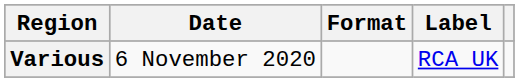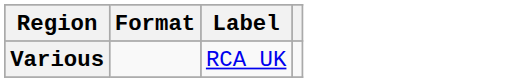- column: (215, 23)
